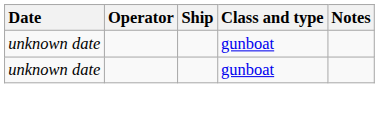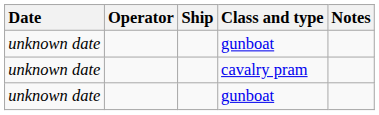+ row: (54, 69)
